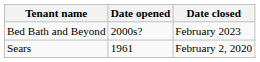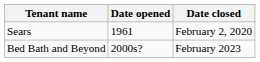rows swapped: (19, 48) <-> (56, 31)
